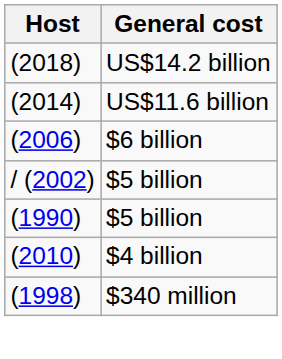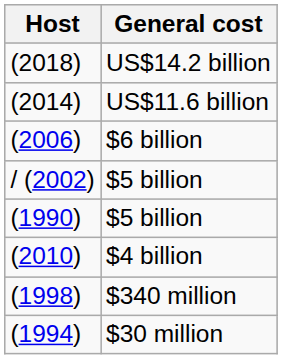+ row: (46, 334)
